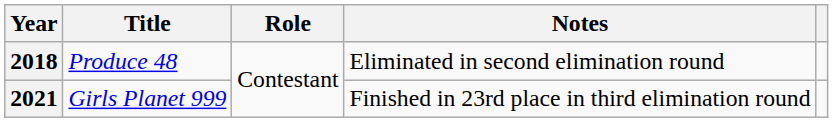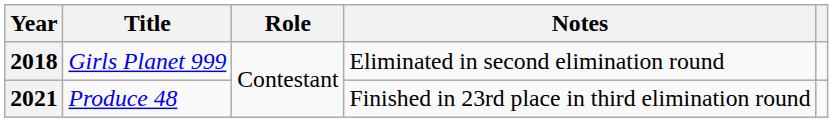(123, 60) Produce 48 -> (147, 60) Girls Planet 999
(147, 98) Girls Planet 999 -> (123, 98) Produce 48
